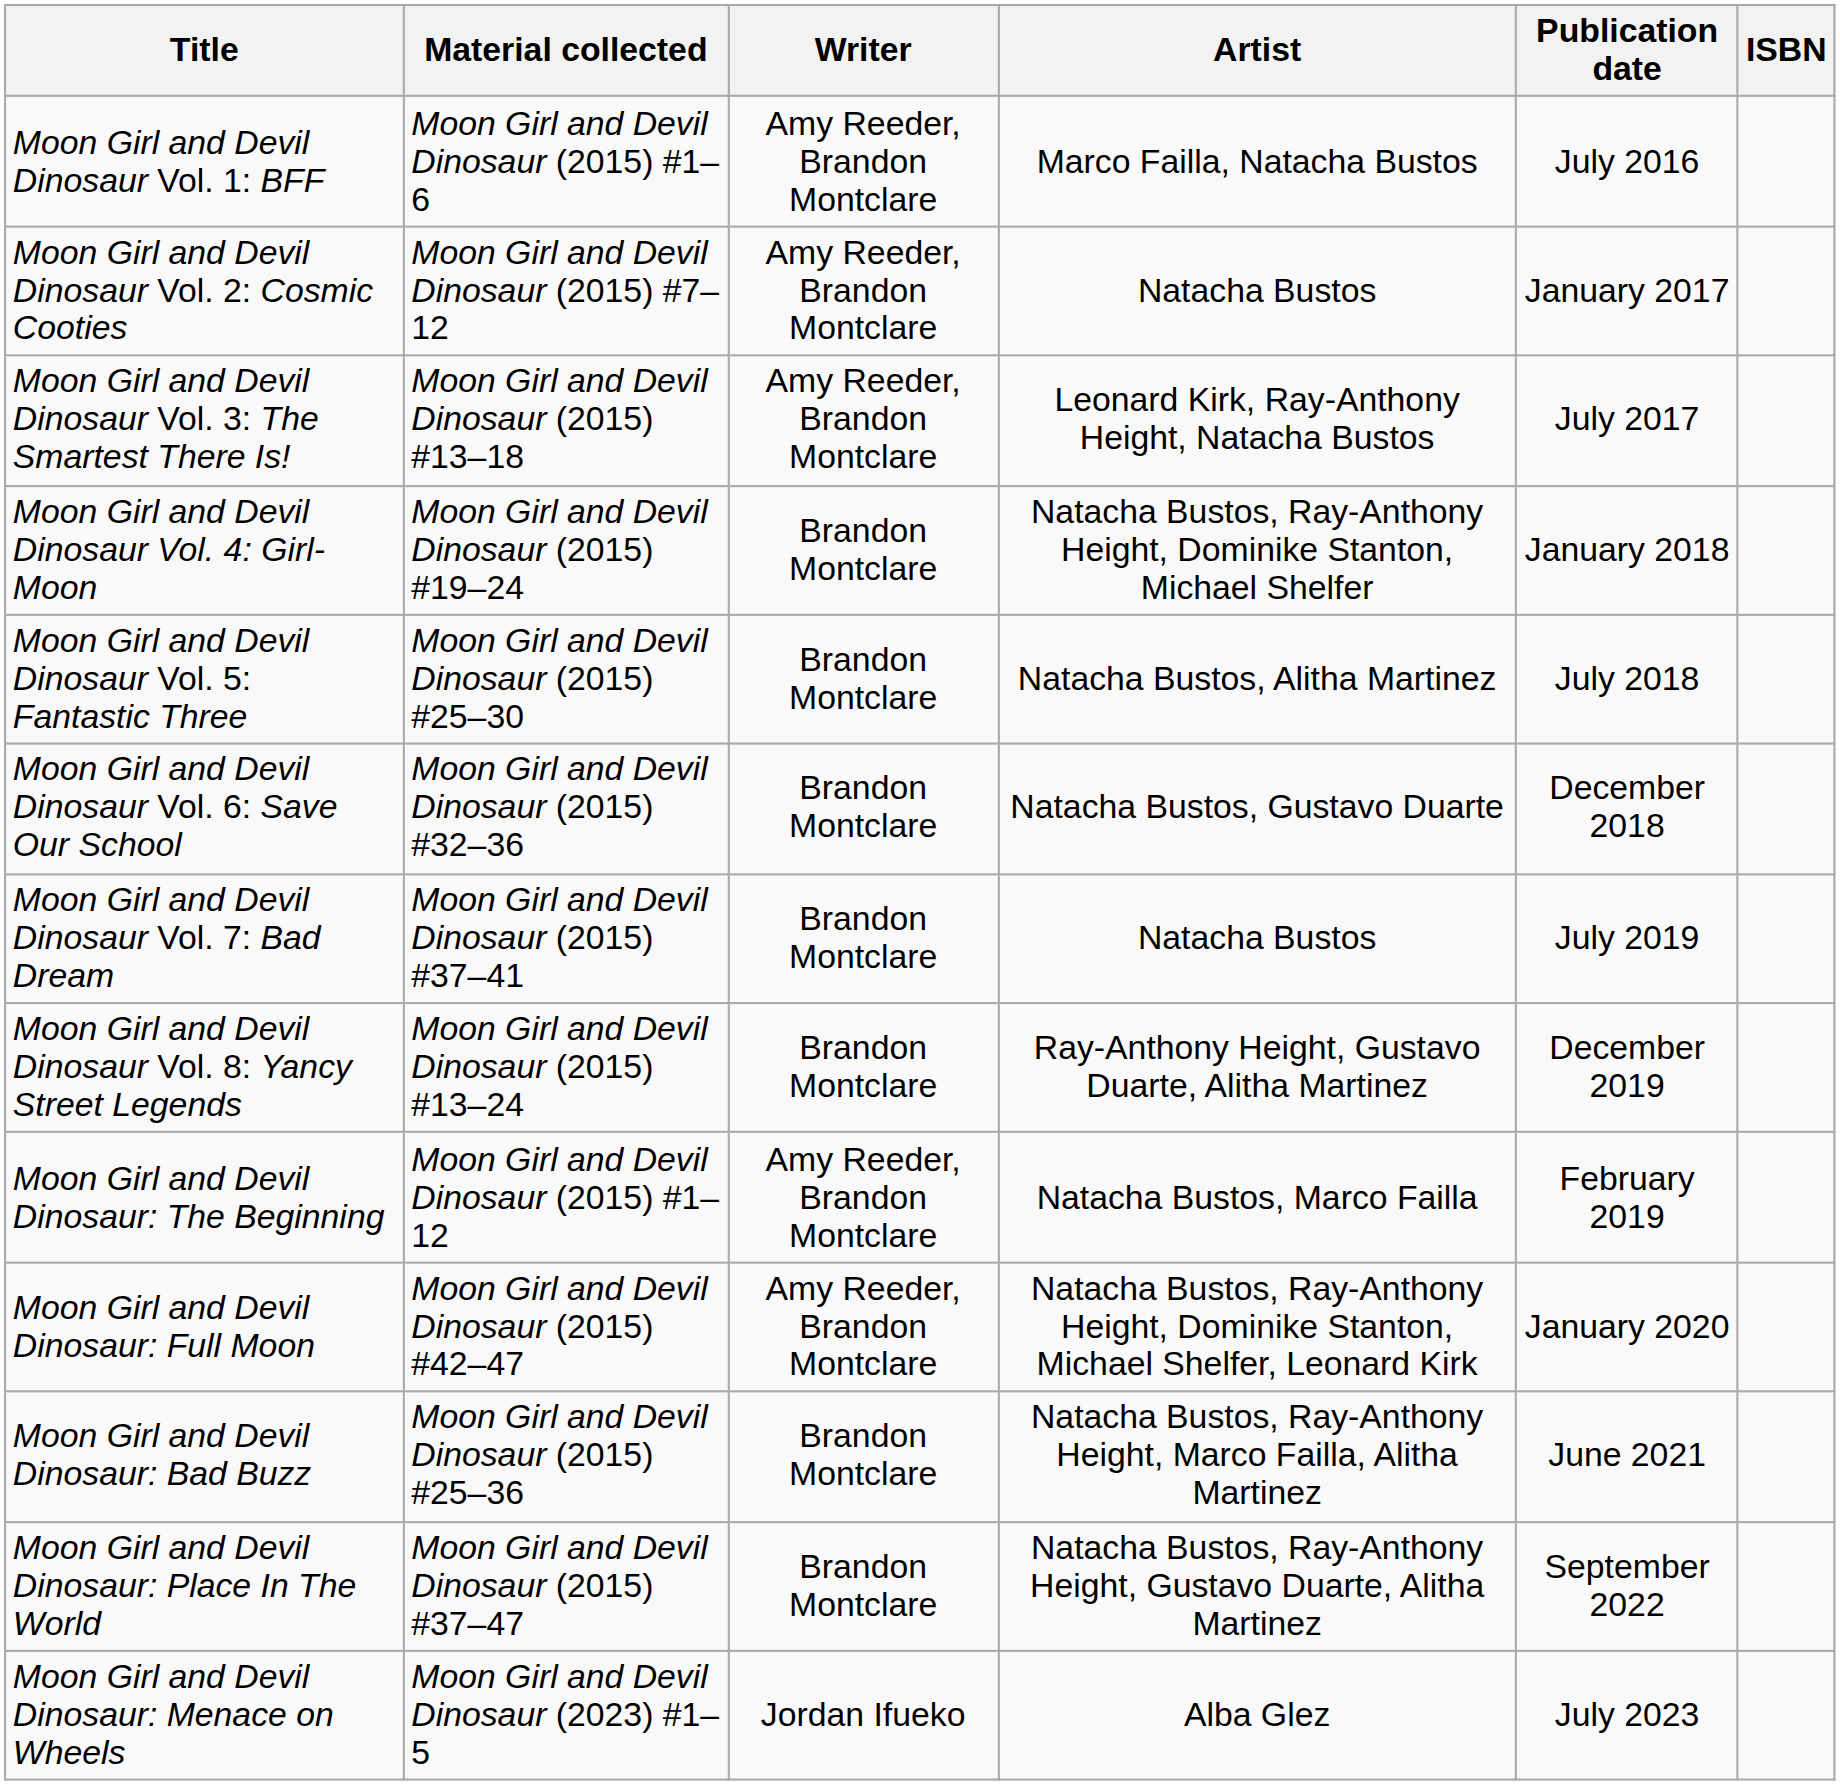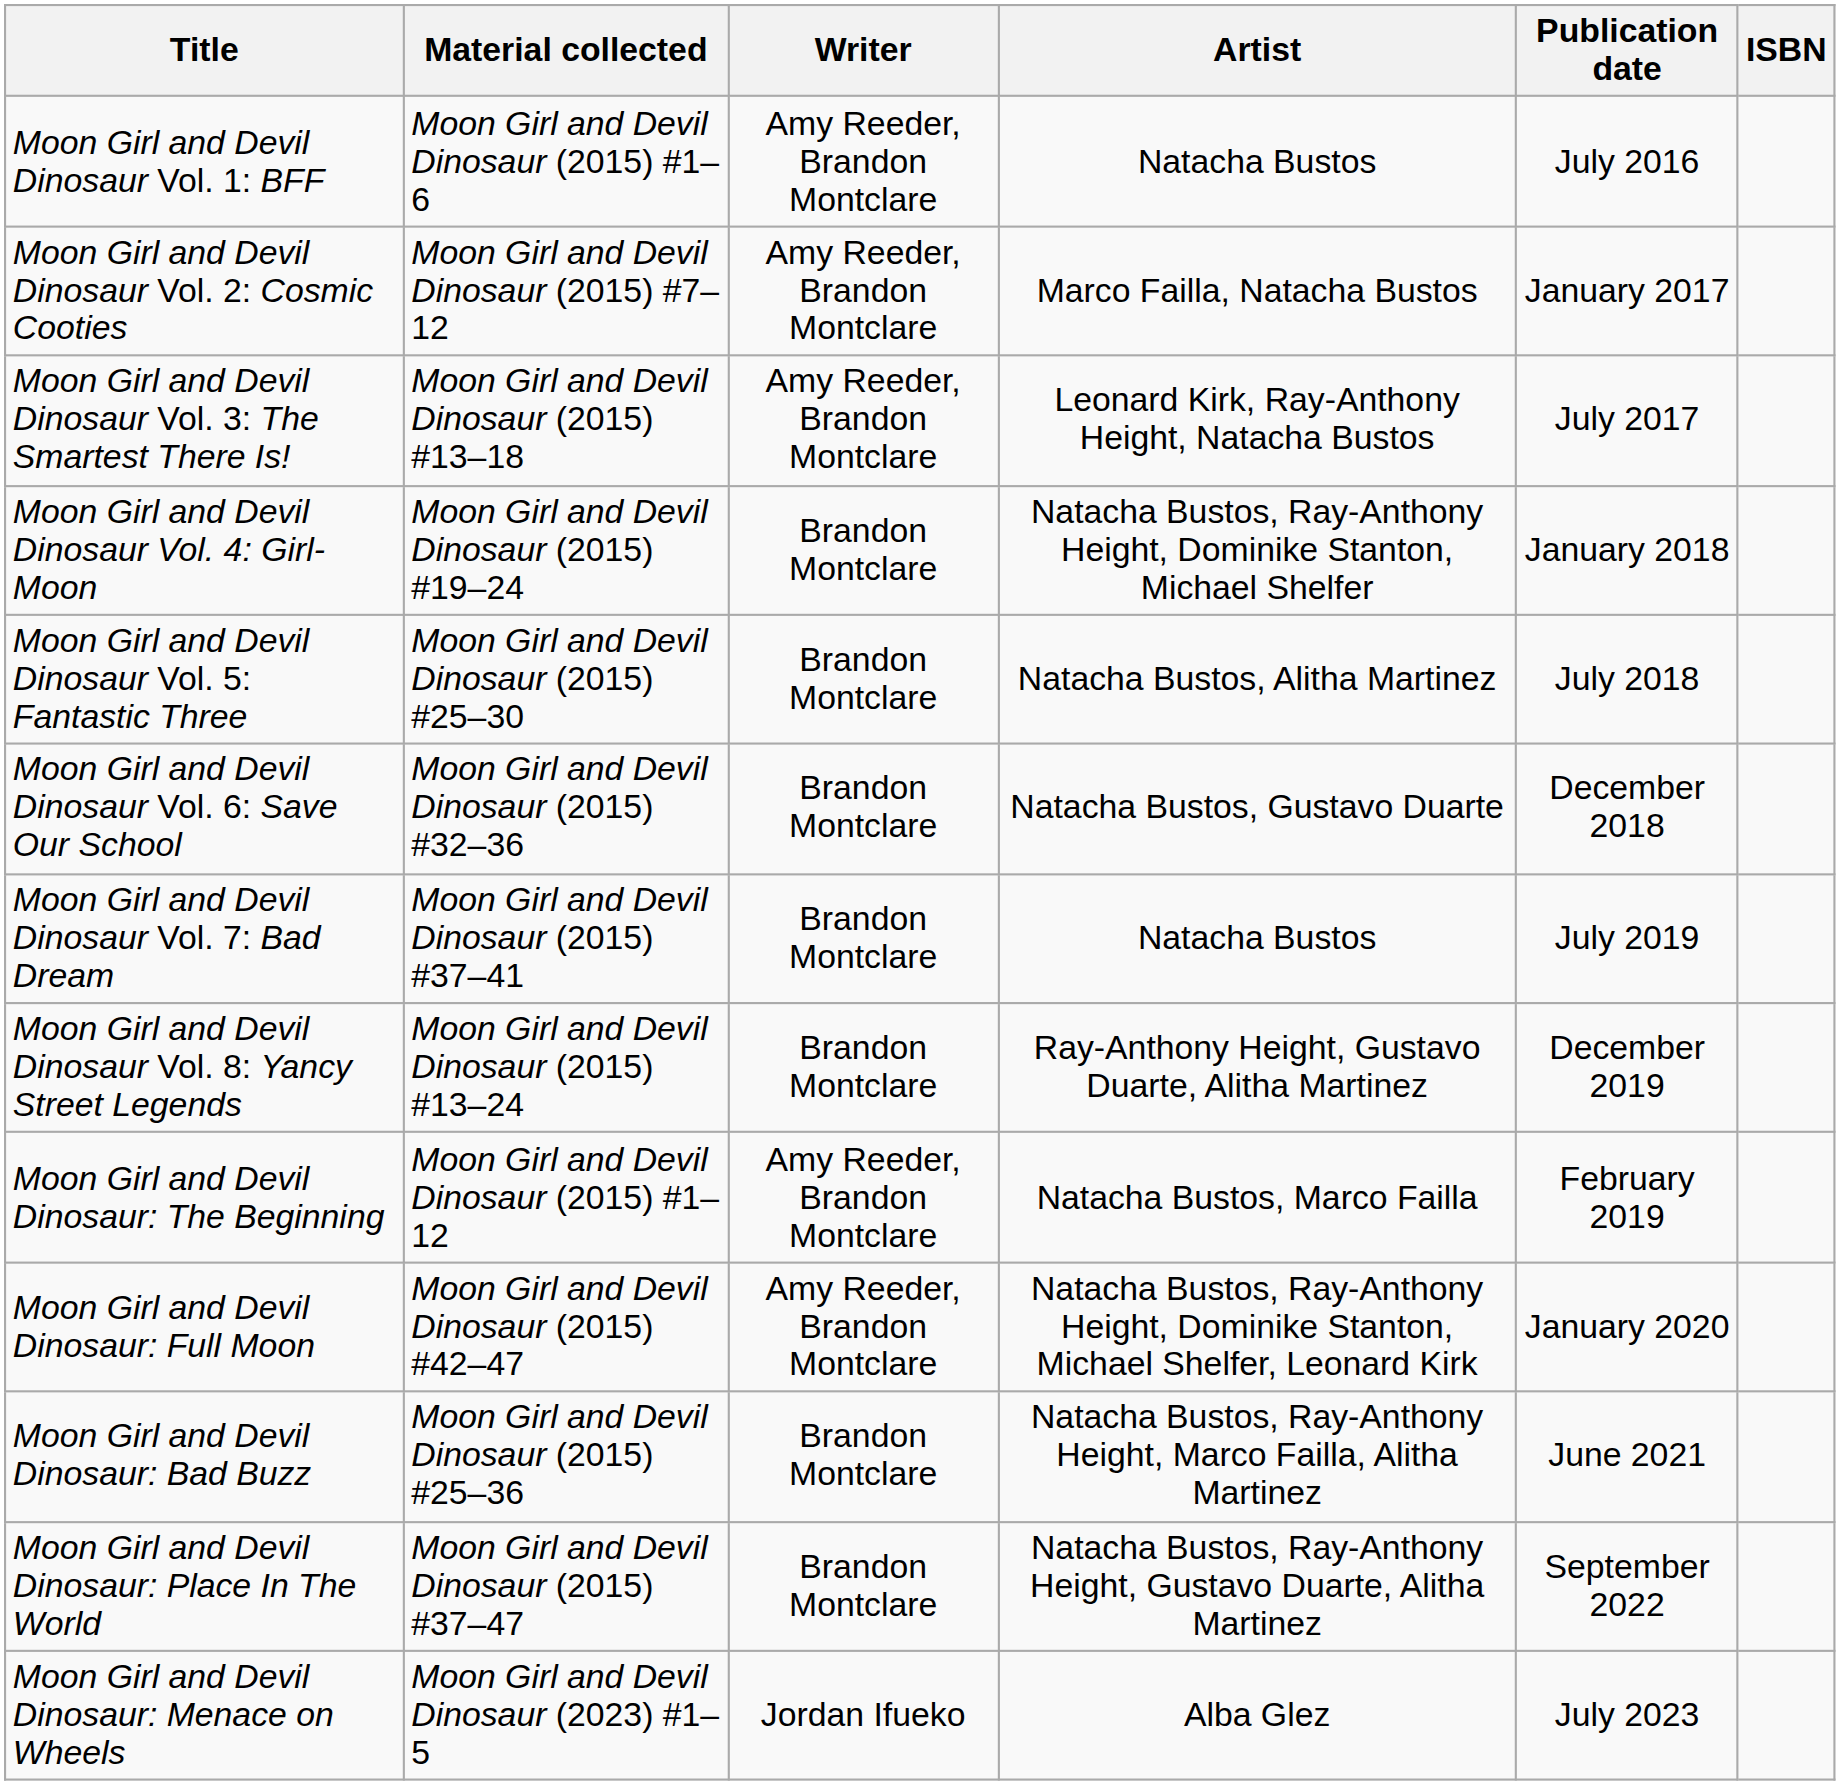(1257, 160) Marco Failla, Natacha Bustos -> (1257, 160) Natacha Bustos
(1257, 290) Natacha Bustos -> (1257, 290) Marco Failla, Natacha Bustos
